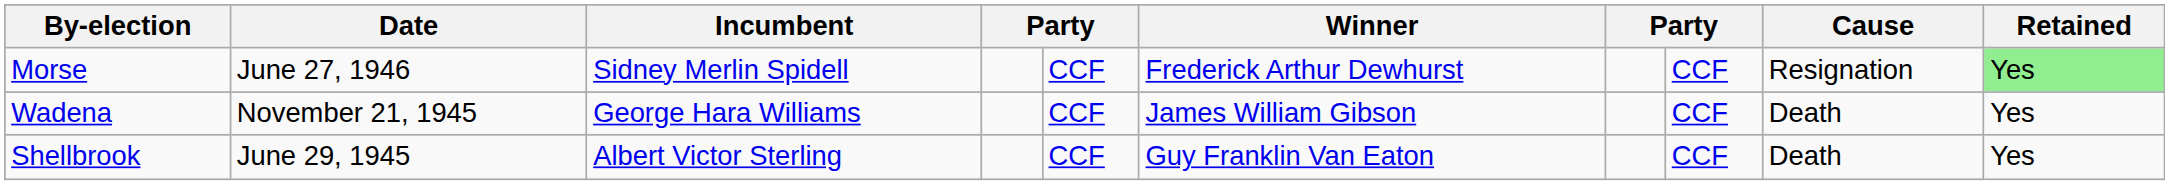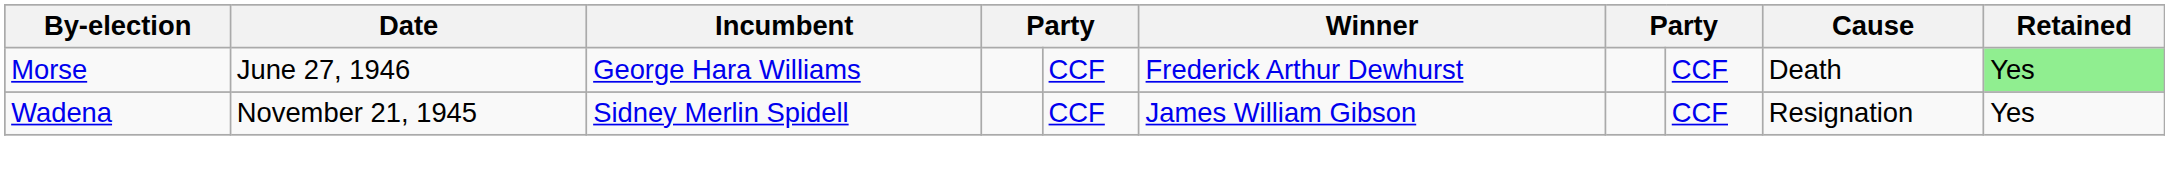(721, 69) Sidney Merlin Spidell -> (727, 69) George Hara Williams
(1841, 69) Resignation -> (1805, 69) Death
(727, 112) George Hara Williams -> (721, 112) Sidney Merlin Spidell
(1805, 112) Death -> (1841, 112) Resignation
- row: (76, 156)
